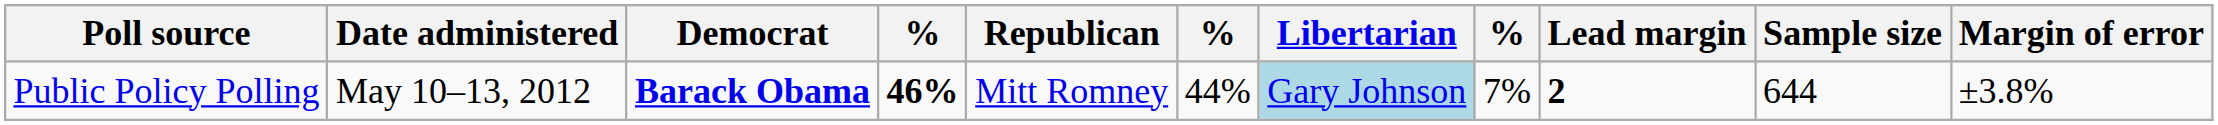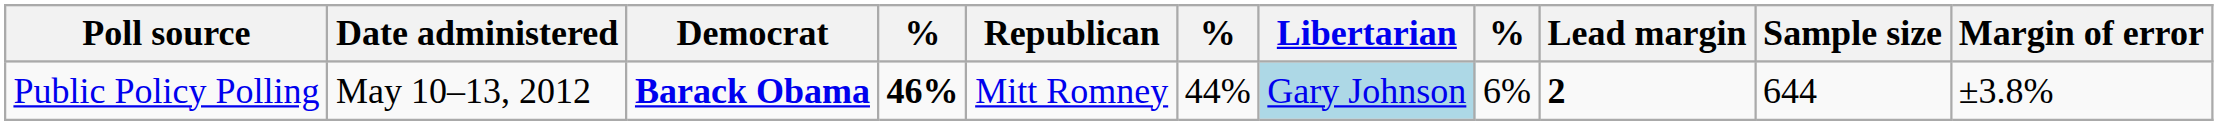(1507, 90) 7% -> (1507, 90) 6%
